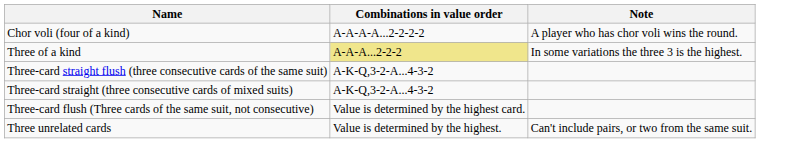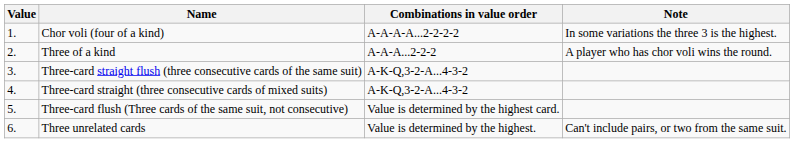+ column: (22, 14)
(634, 33) A player who has chor voli wins the round. -> (671, 33) In some variations the three 3 is the highest.
(367, 52) khaki background -> (402, 52) no background
(637, 52) In some variations the three 3 is the highest. -> (669, 52) A player who has chor voli wins the round.
